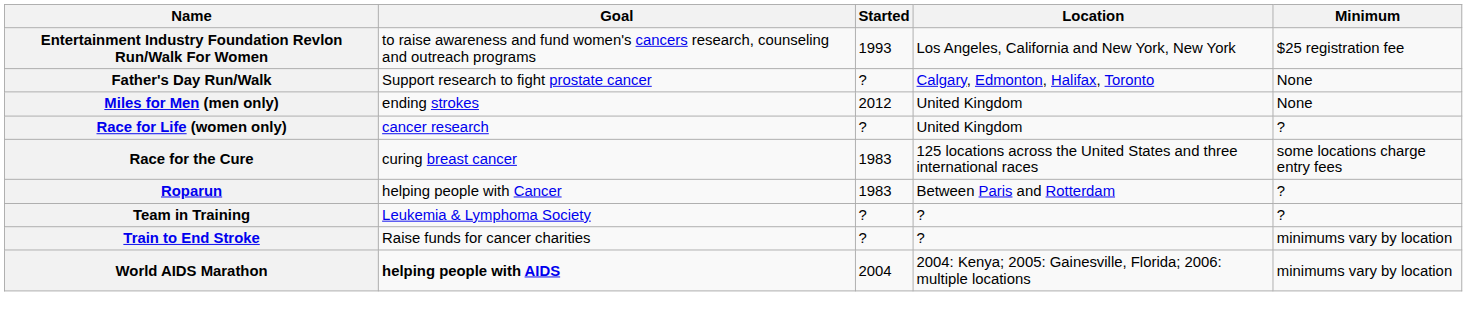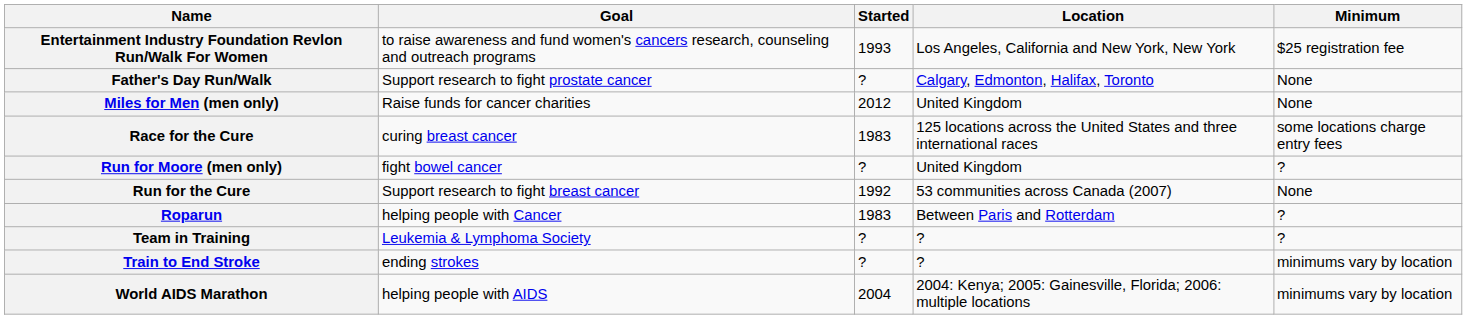(431, 103) ending strokes -> (486, 103) Raise funds for cancer charities
- row: (192, 127)
+ row: (191, 167)
+ row: (191, 191)
(486, 238) Raise funds for cancer charities -> (430, 262) ending strokes
(471, 270) bold -> (465, 294) normal
